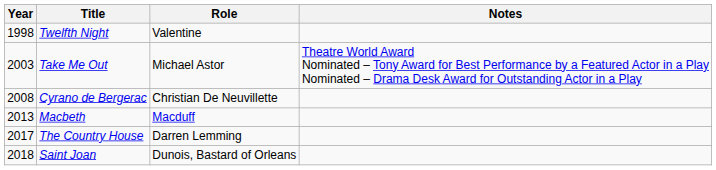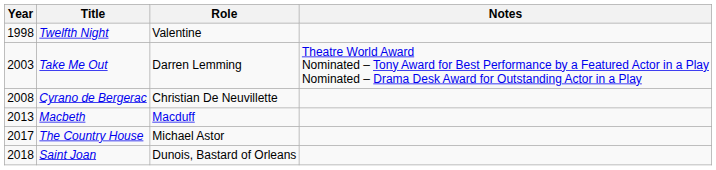(188, 65) Michael Astor -> (197, 65) Darren Lemming
(197, 136) Darren Lemming -> (188, 136) Michael Astor
